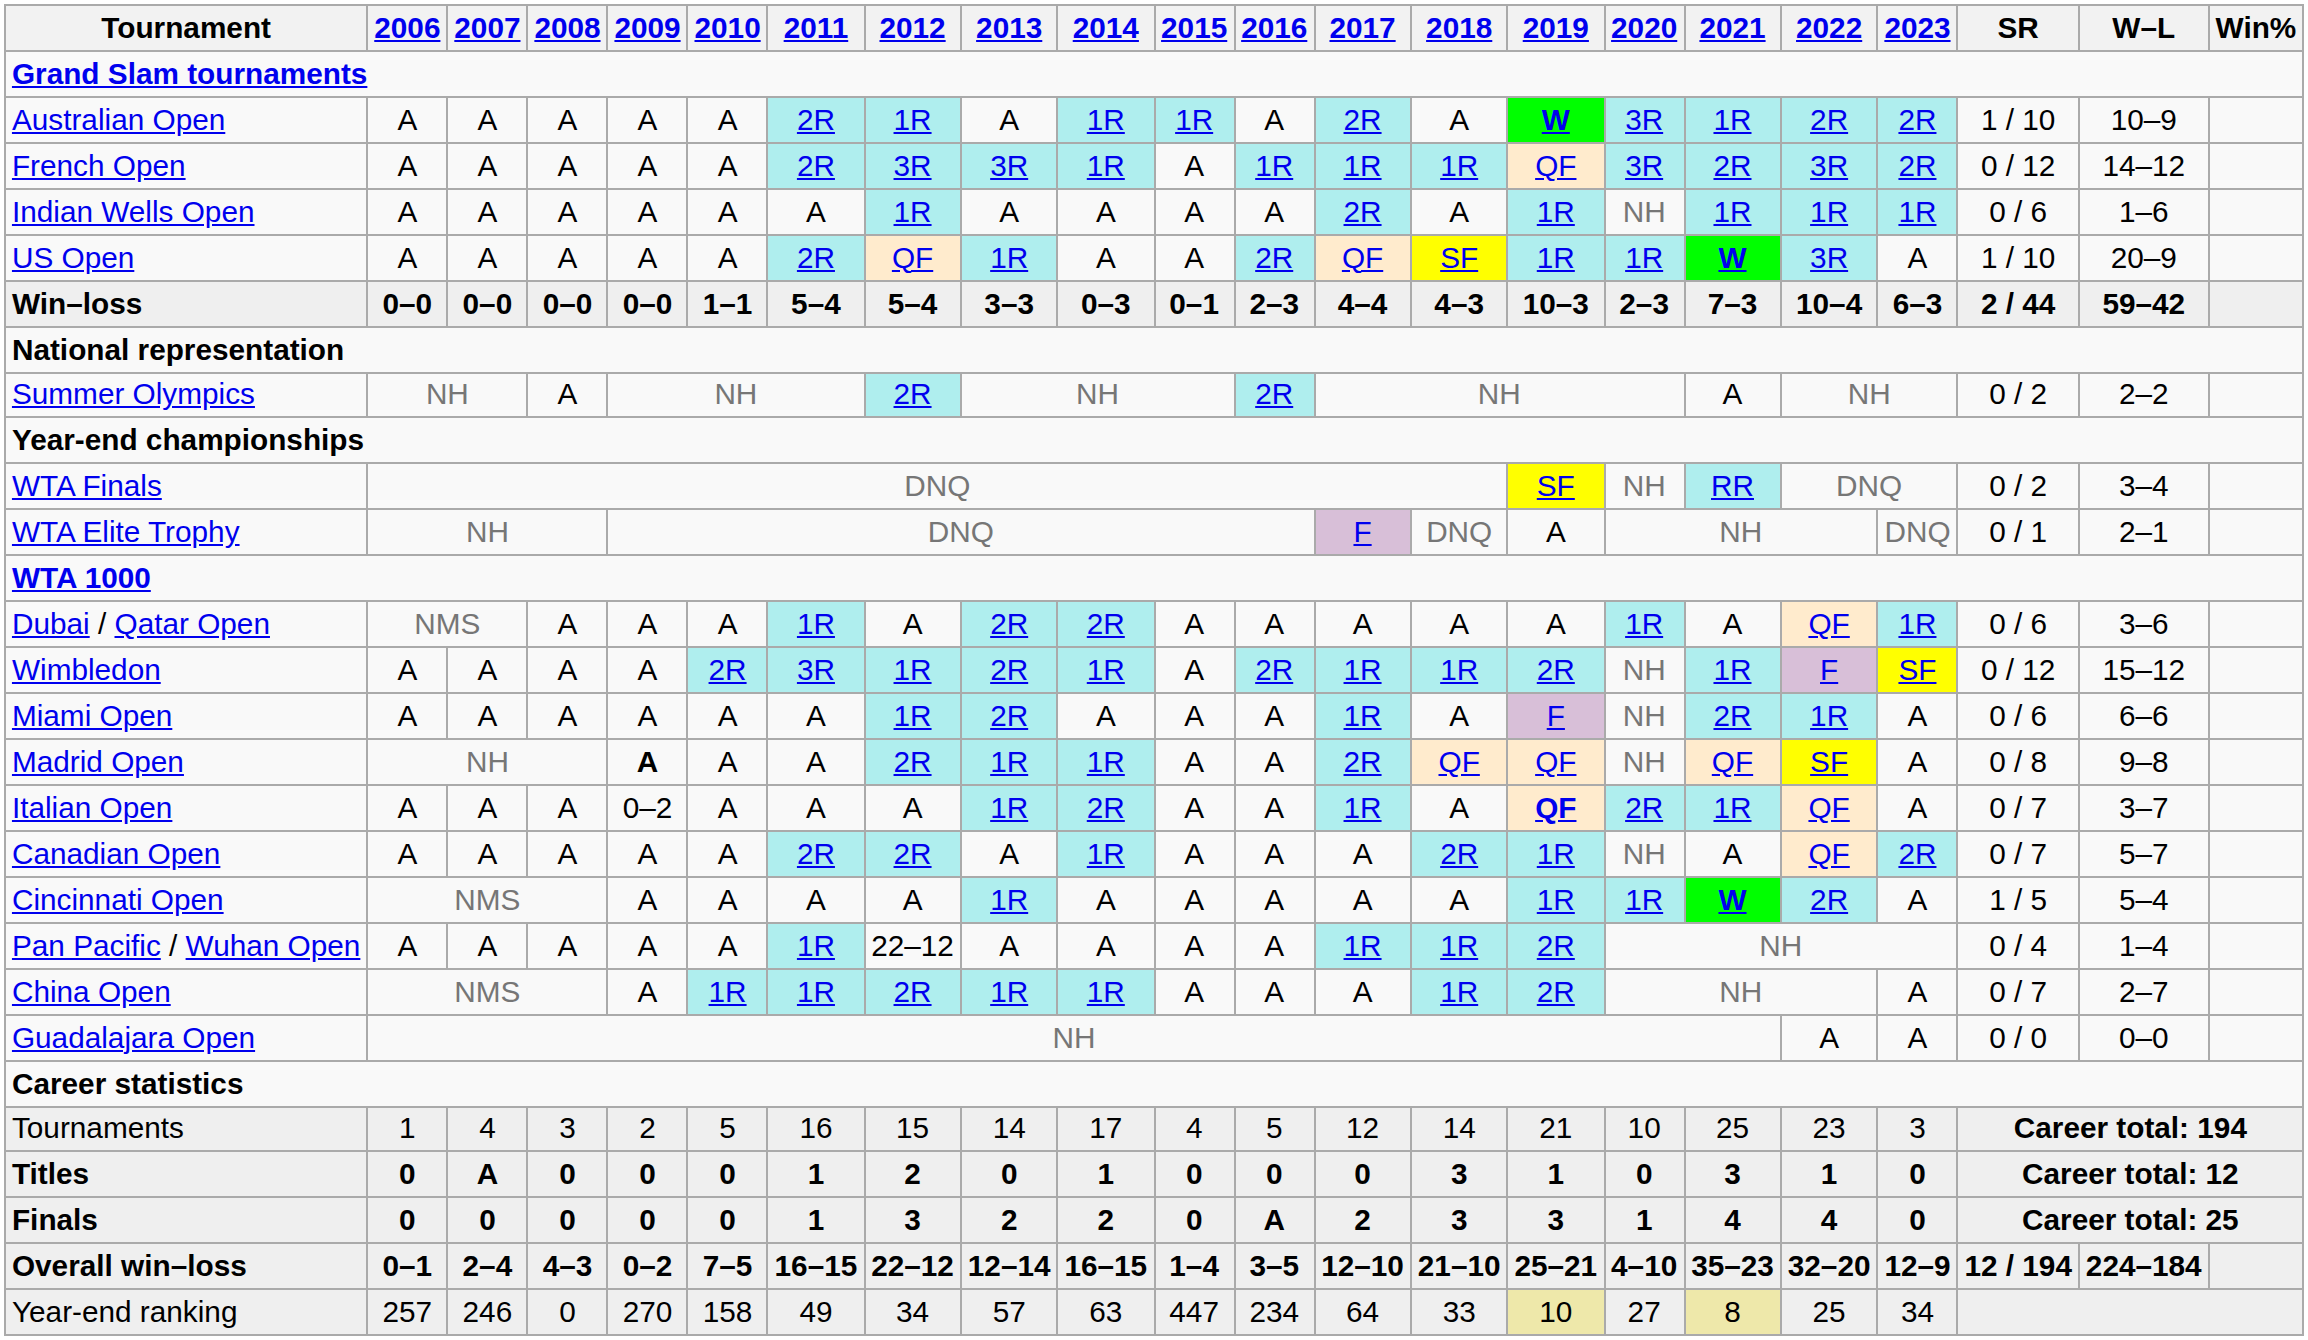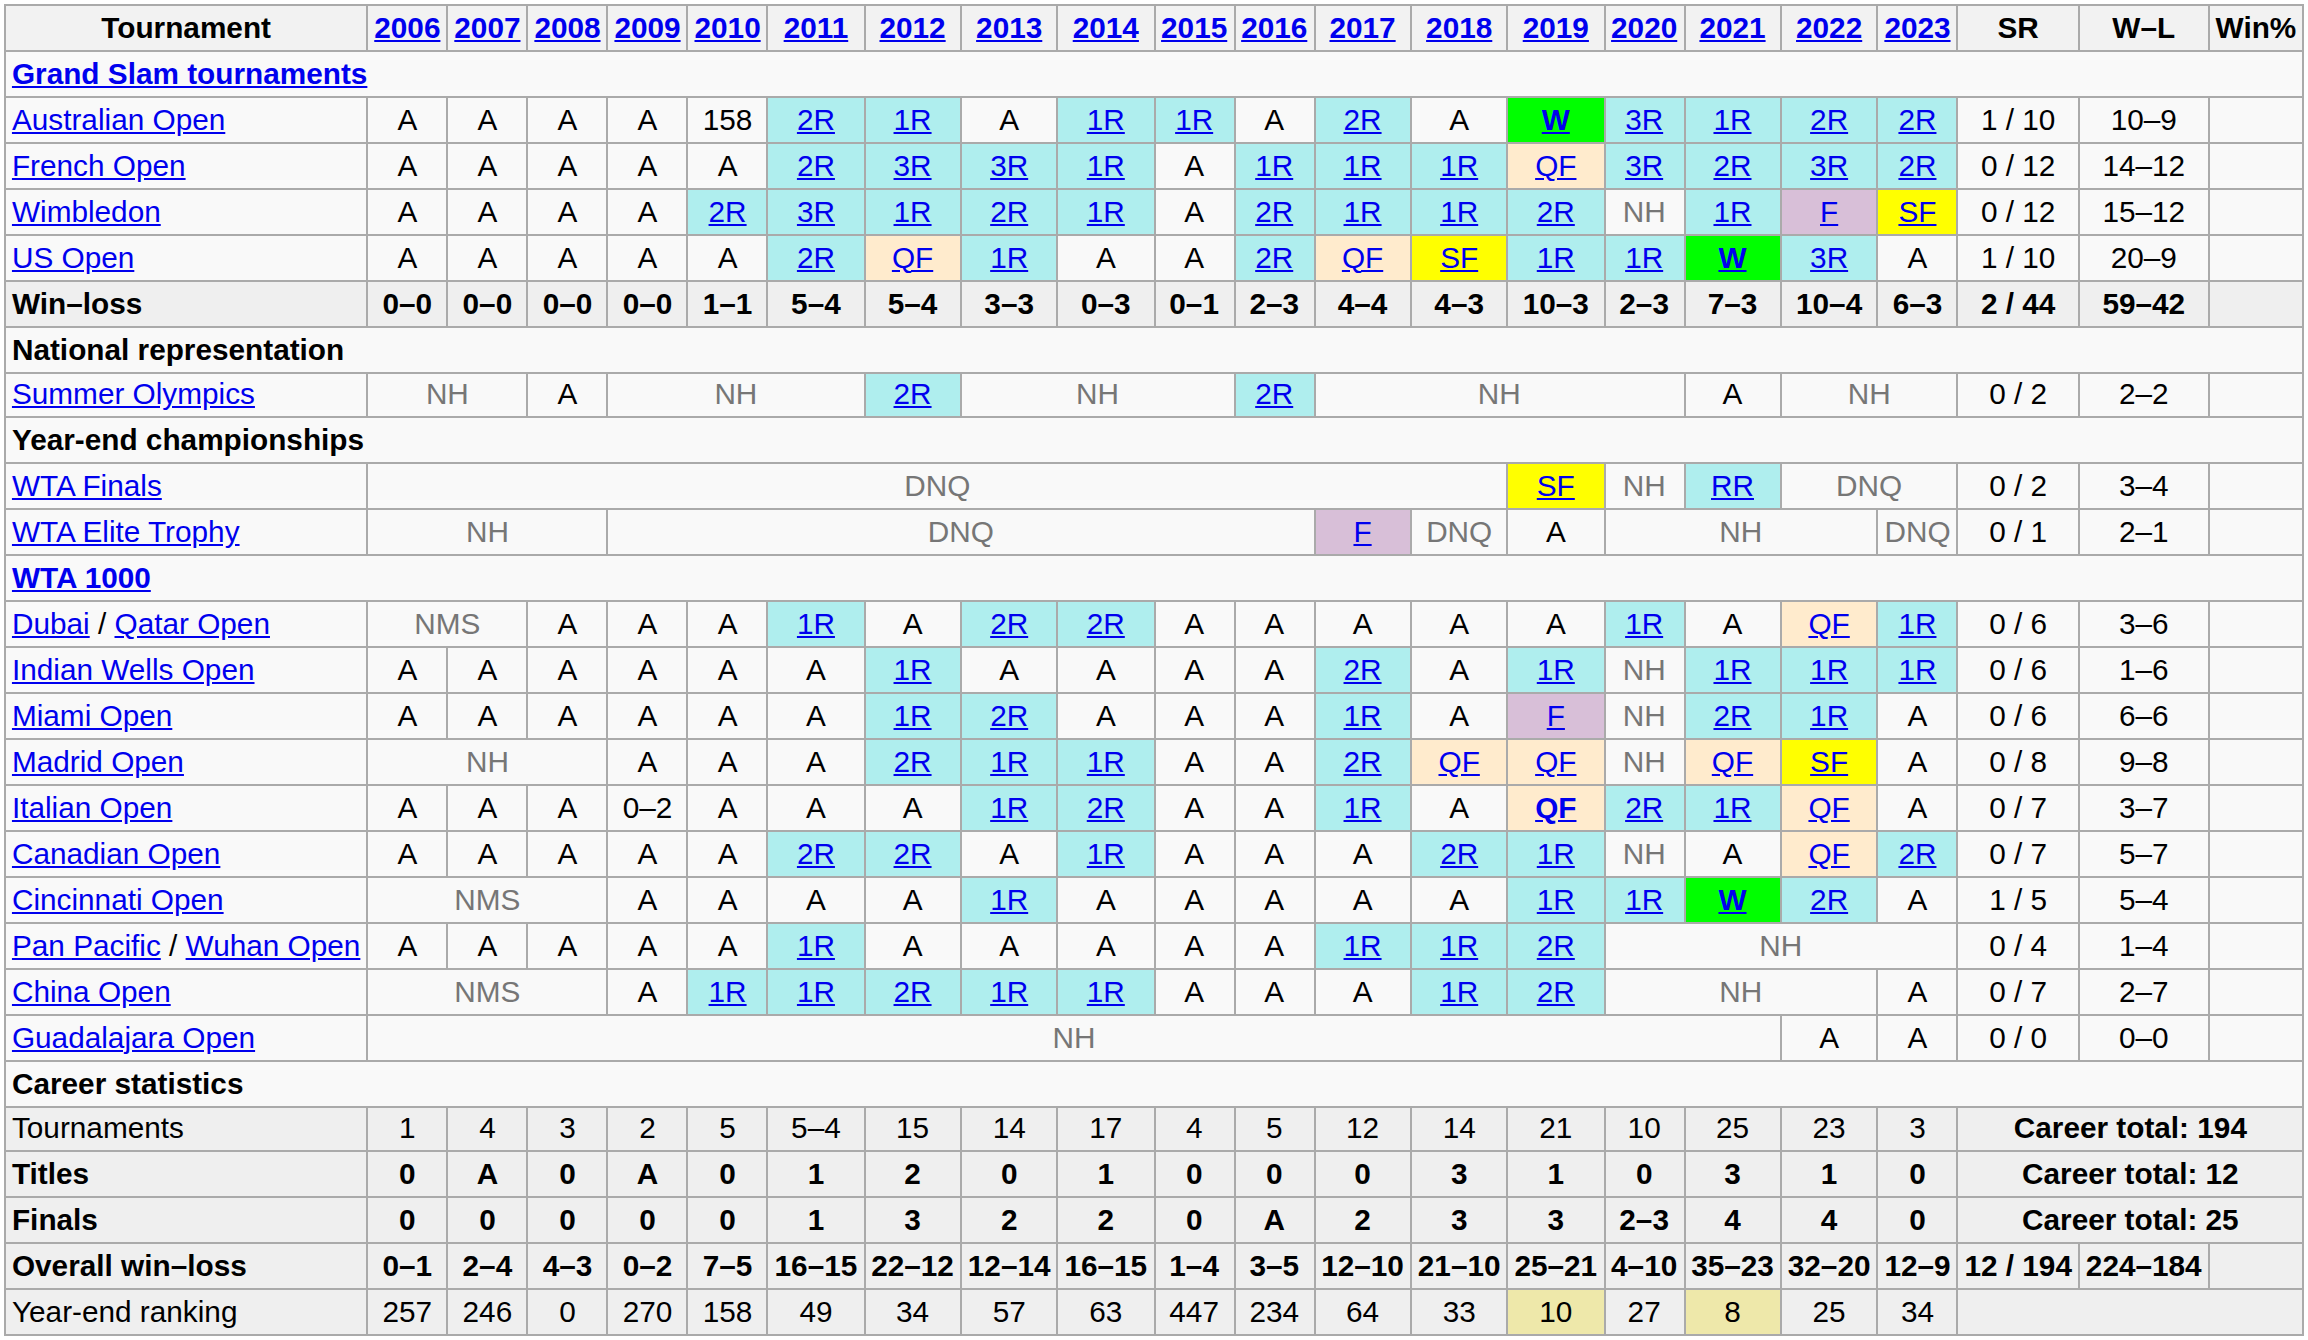(728, 120) A -> (728, 120) 158
rows swapped: (86, 670) <-> (133, 211)
(648, 762) bold -> (648, 762) normal
(913, 945) 22–12 -> (913, 945) A
(816, 1129) 16 -> (816, 1129) 5–4
(648, 1175) 0 -> (648, 1175) A
(1644, 1221) 1 -> (1644, 1221) 2–3
